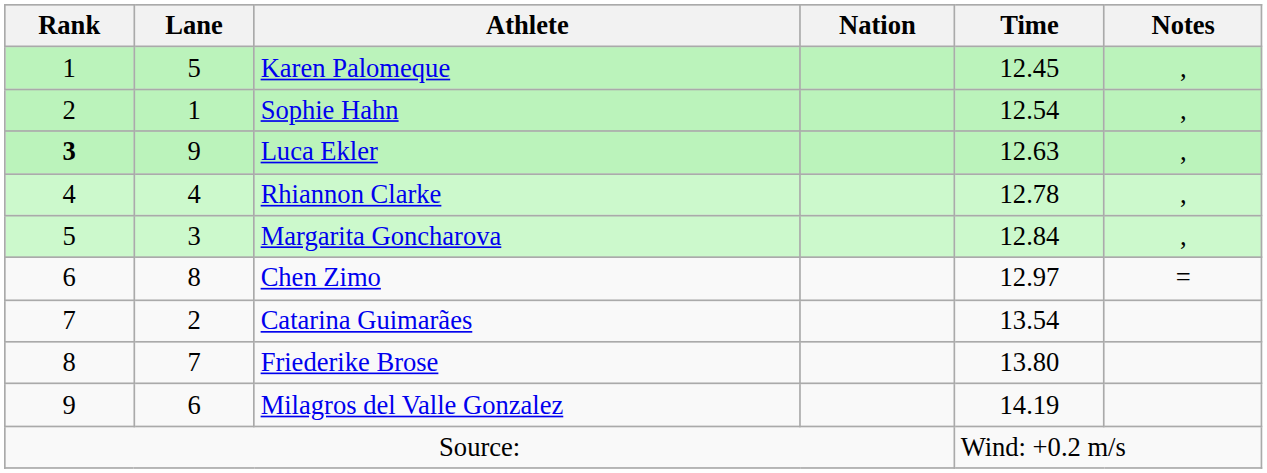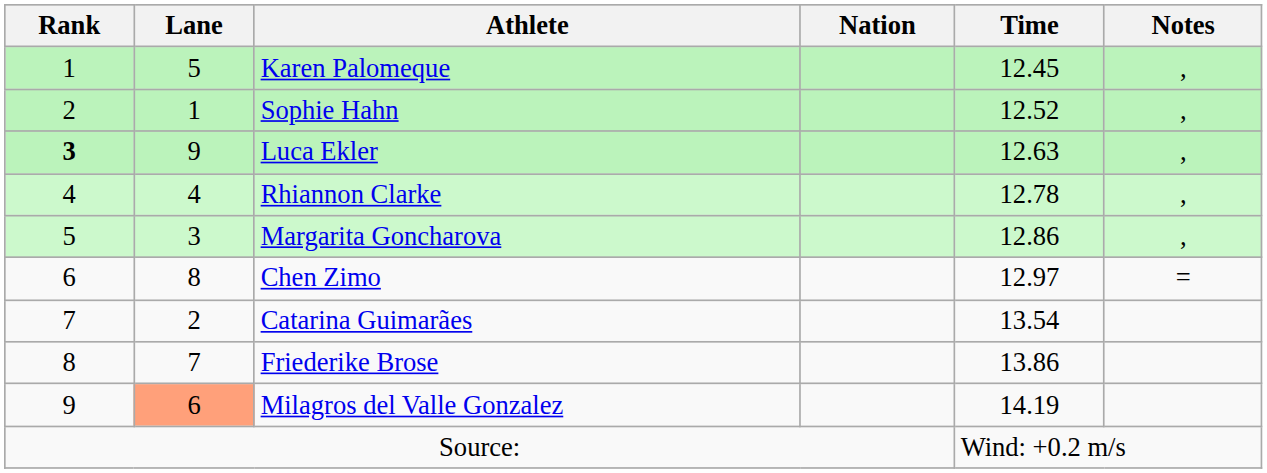(1029, 109) 12.54 -> (1029, 109) 12.52
(1029, 236) 12.84 -> (1029, 236) 12.86
(1029, 362) 13.80 -> (1029, 362) 13.86
(194, 404) no background -> (194, 404) lightsalmon background
